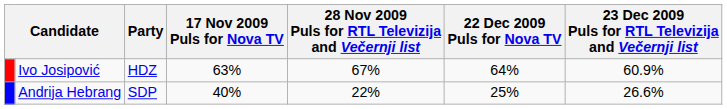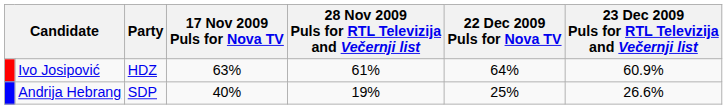(366, 70) 67% -> (366, 70) 61%
(366, 92) 22% -> (366, 92) 19%
